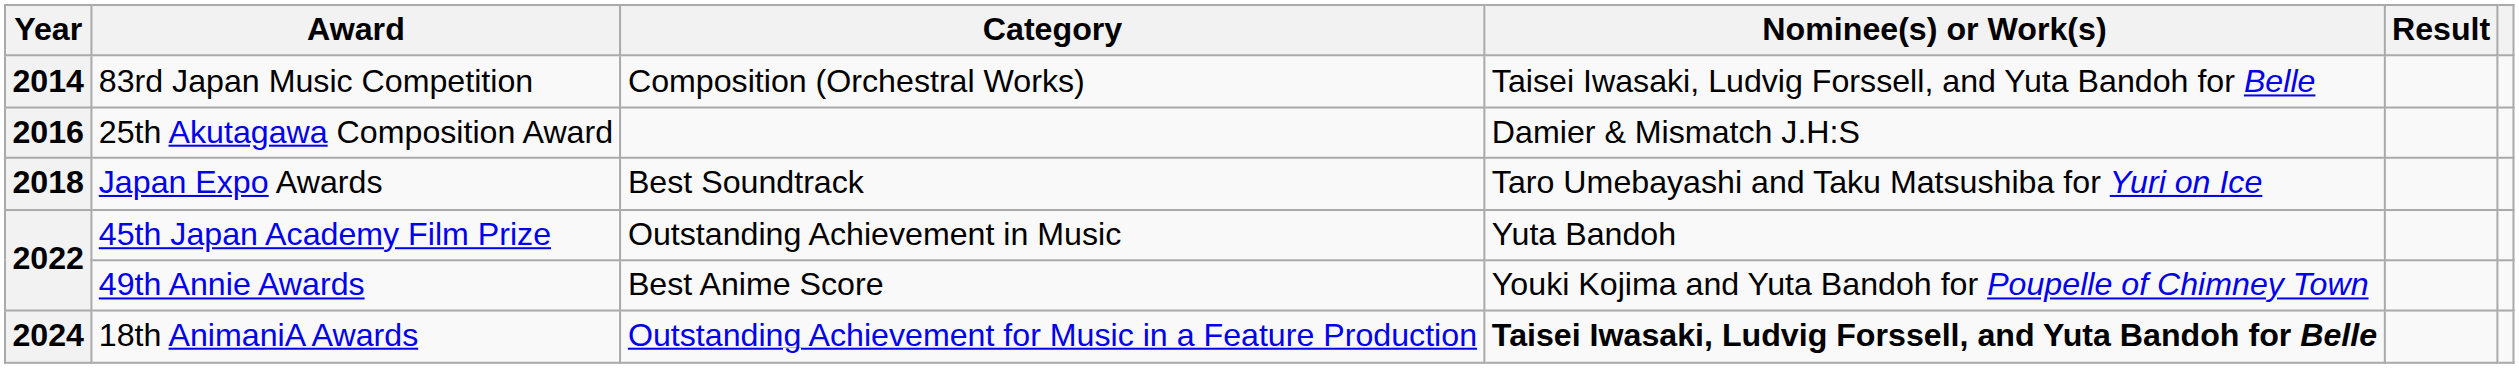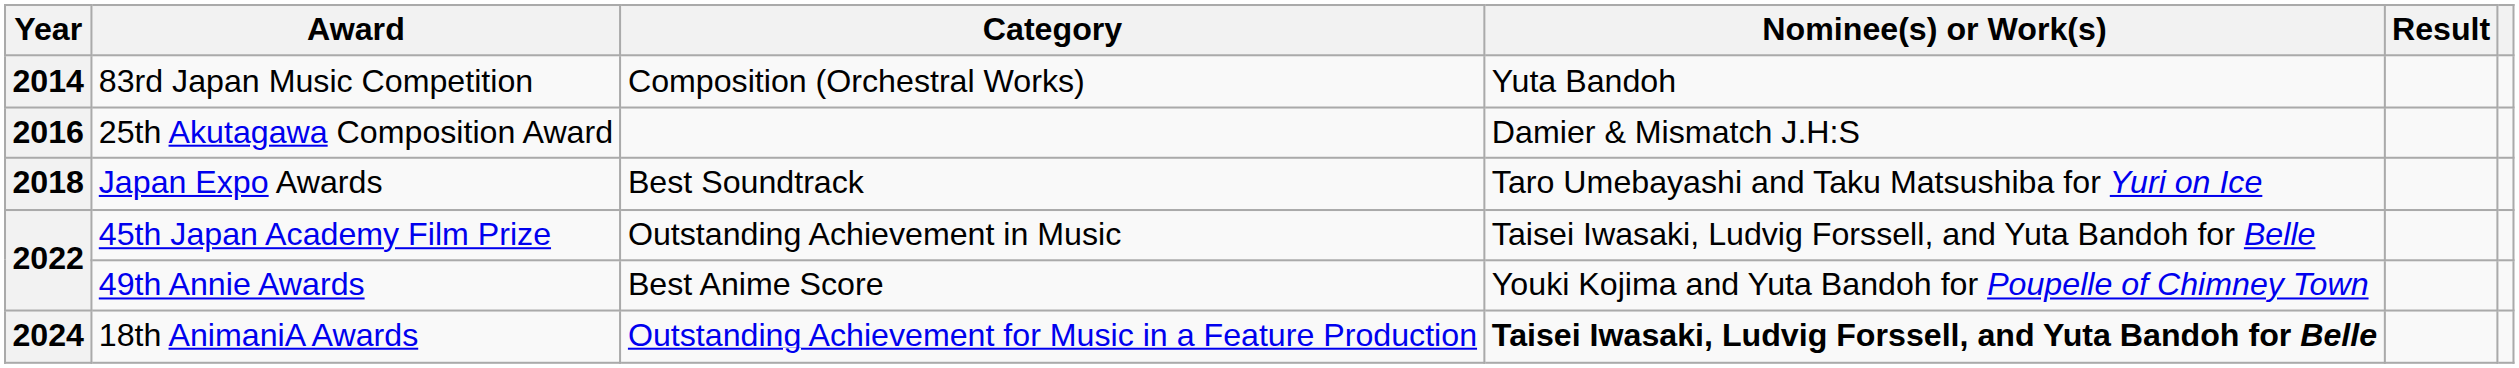(1904, 81) Taisei Iwasaki, Ludvig Forssell, and Yuta Bandoh for Belle -> (1584, 81) Yuta Bandoh
(1584, 234) Yuta Bandoh -> (1904, 234) Taisei Iwasaki, Ludvig Forssell, and Yuta Bandoh for Belle
